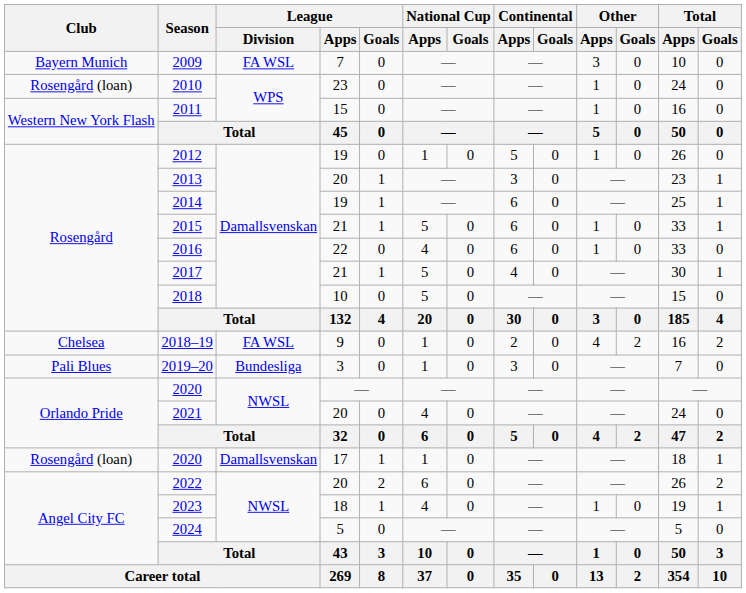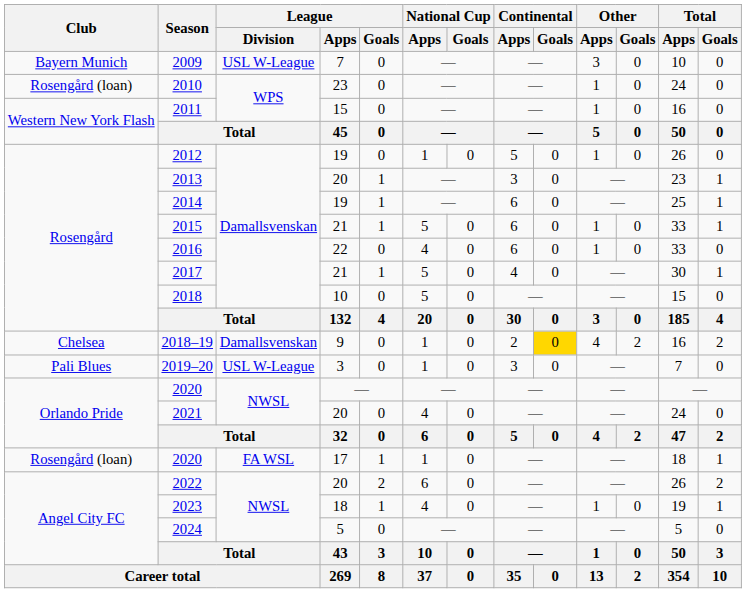(268, 62) FA WSL -> (268, 62) USL W-League
(268, 343) FA WSL -> (268, 343) Damallsvenskan
(555, 343) no background -> (555, 343) gold background
(268, 366) Bundesliga -> (268, 366) USL W-League
(268, 459) Damallsvenskan -> (268, 459) FA WSL
